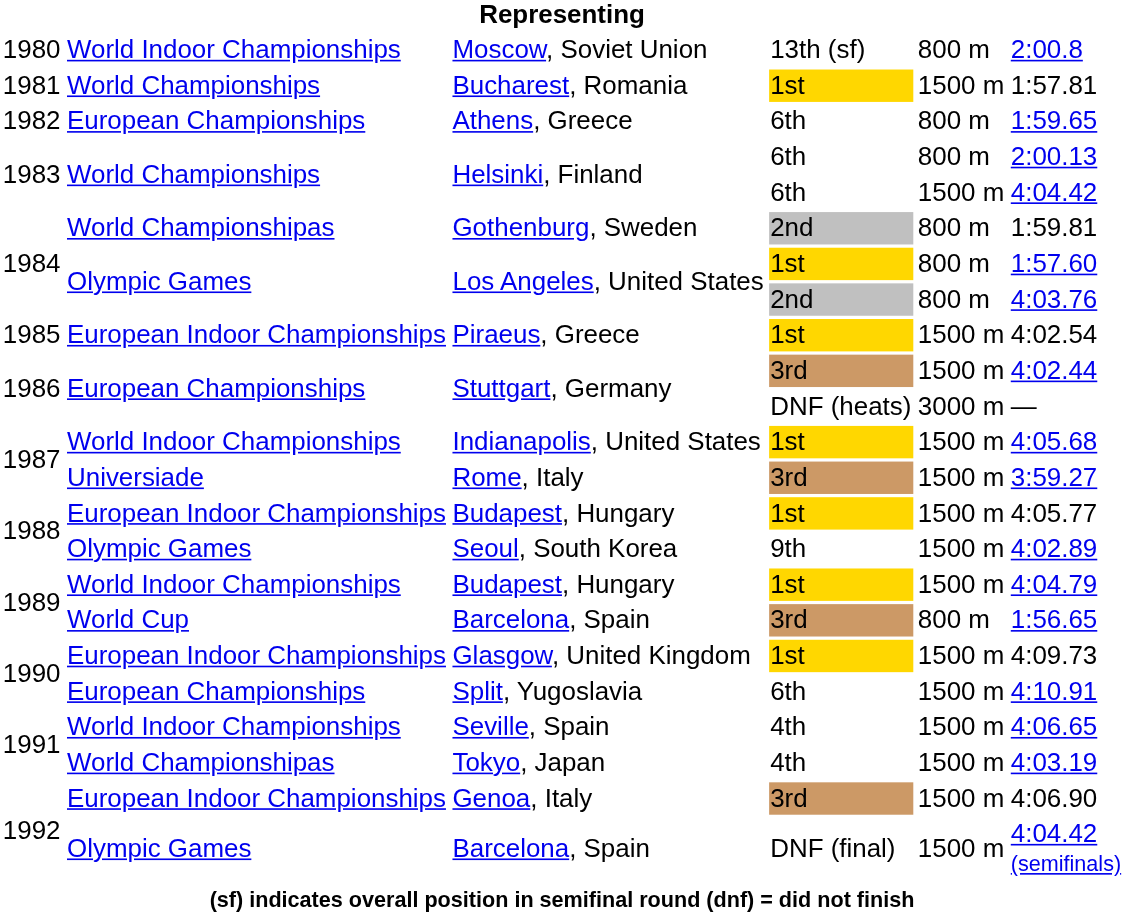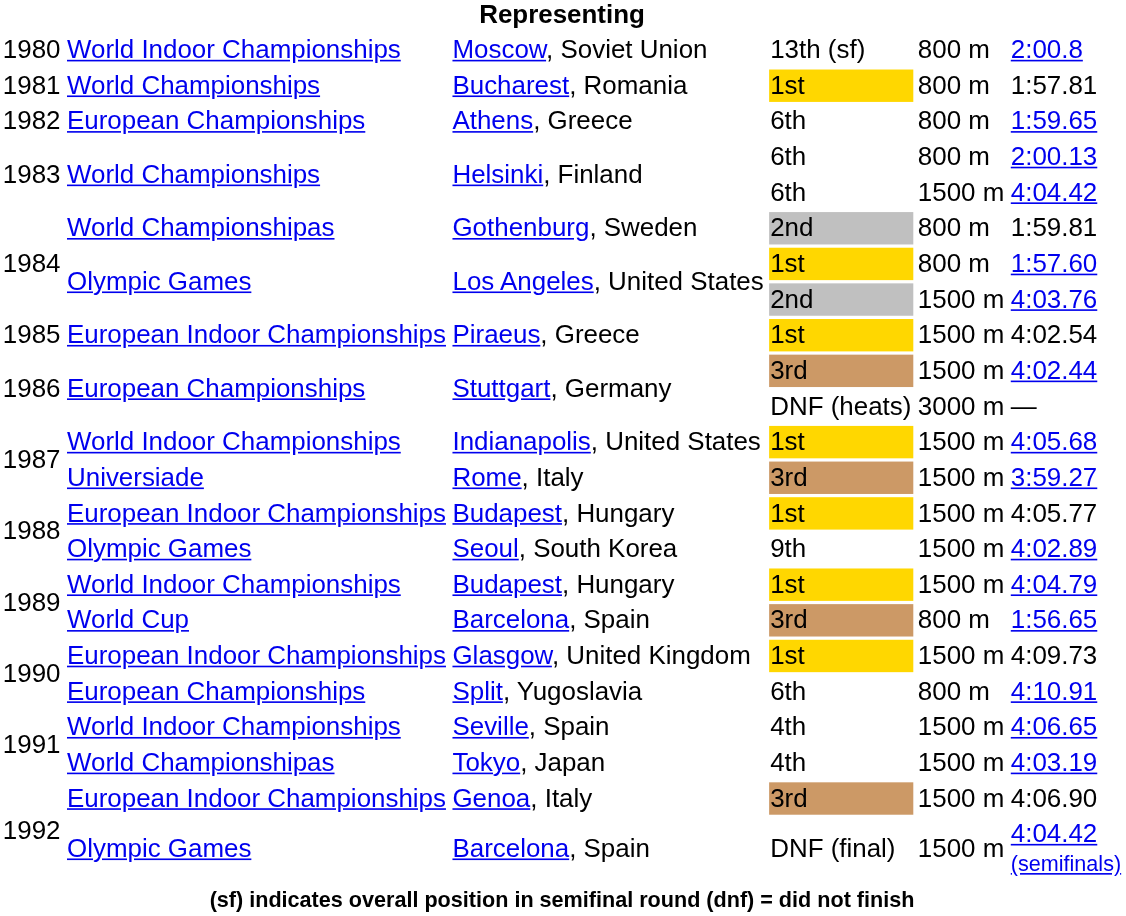(961, 85) 1500 m -> (954, 85) 800 m
(954, 299) 800 m -> (961, 299) 1500 m
(961, 691) 1500 m -> (954, 691) 800 m
